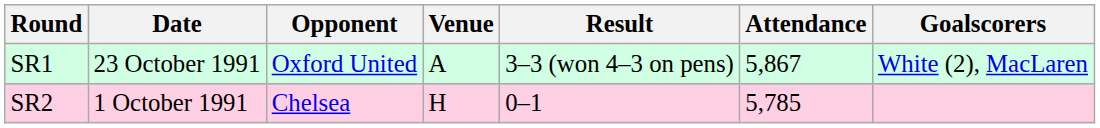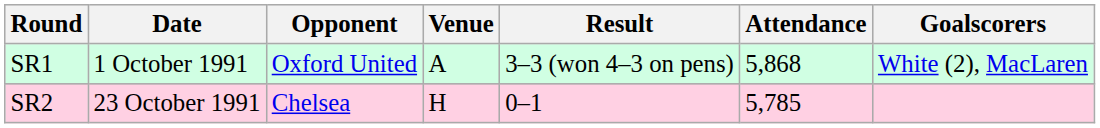(177, 63) 23 October 1991 -> (171, 63) 1 October 1991
(773, 63) 5,867 -> (773, 63) 5,868
(171, 102) 1 October 1991 -> (177, 102) 23 October 1991
